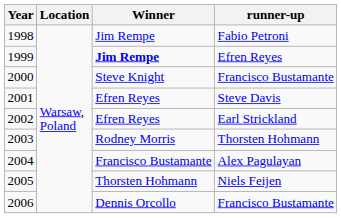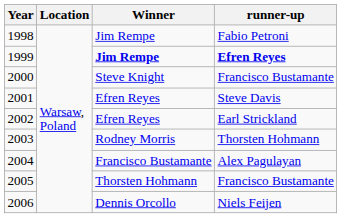(250, 56) normal -> (252, 56) bold
(250, 181) Niels Feijen -> (276, 181) Francisco Bustamante
(276, 202) Francisco Bustamante -> (250, 202) Niels Feijen
